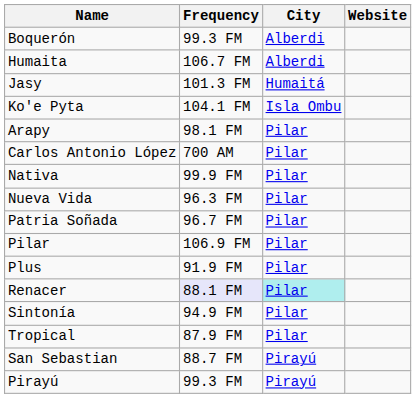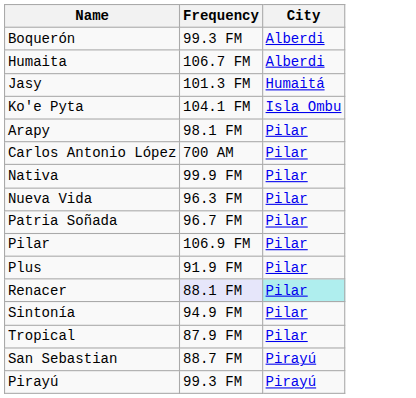- column: (378, 16)
